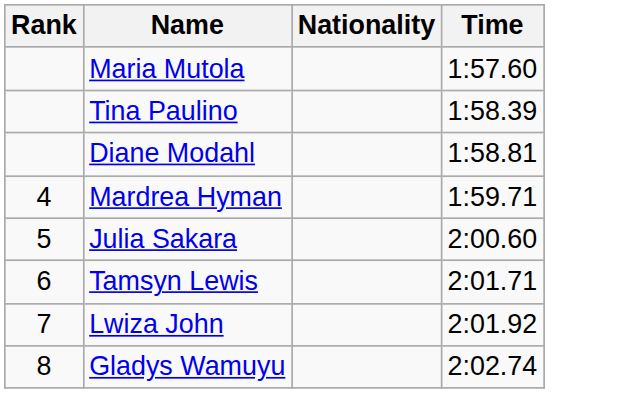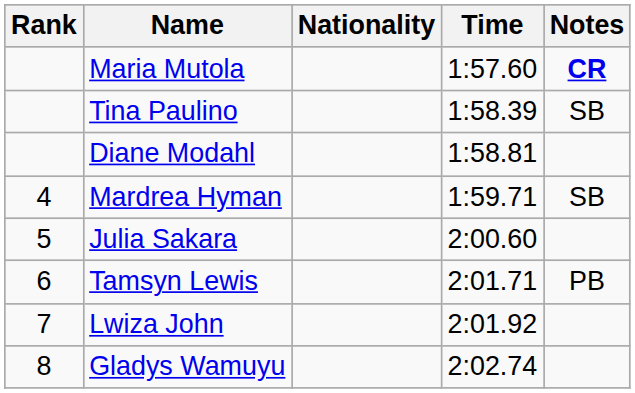+ column: (587, 25)
